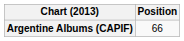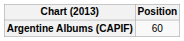(157, 28) 66 -> (157, 28) 60
